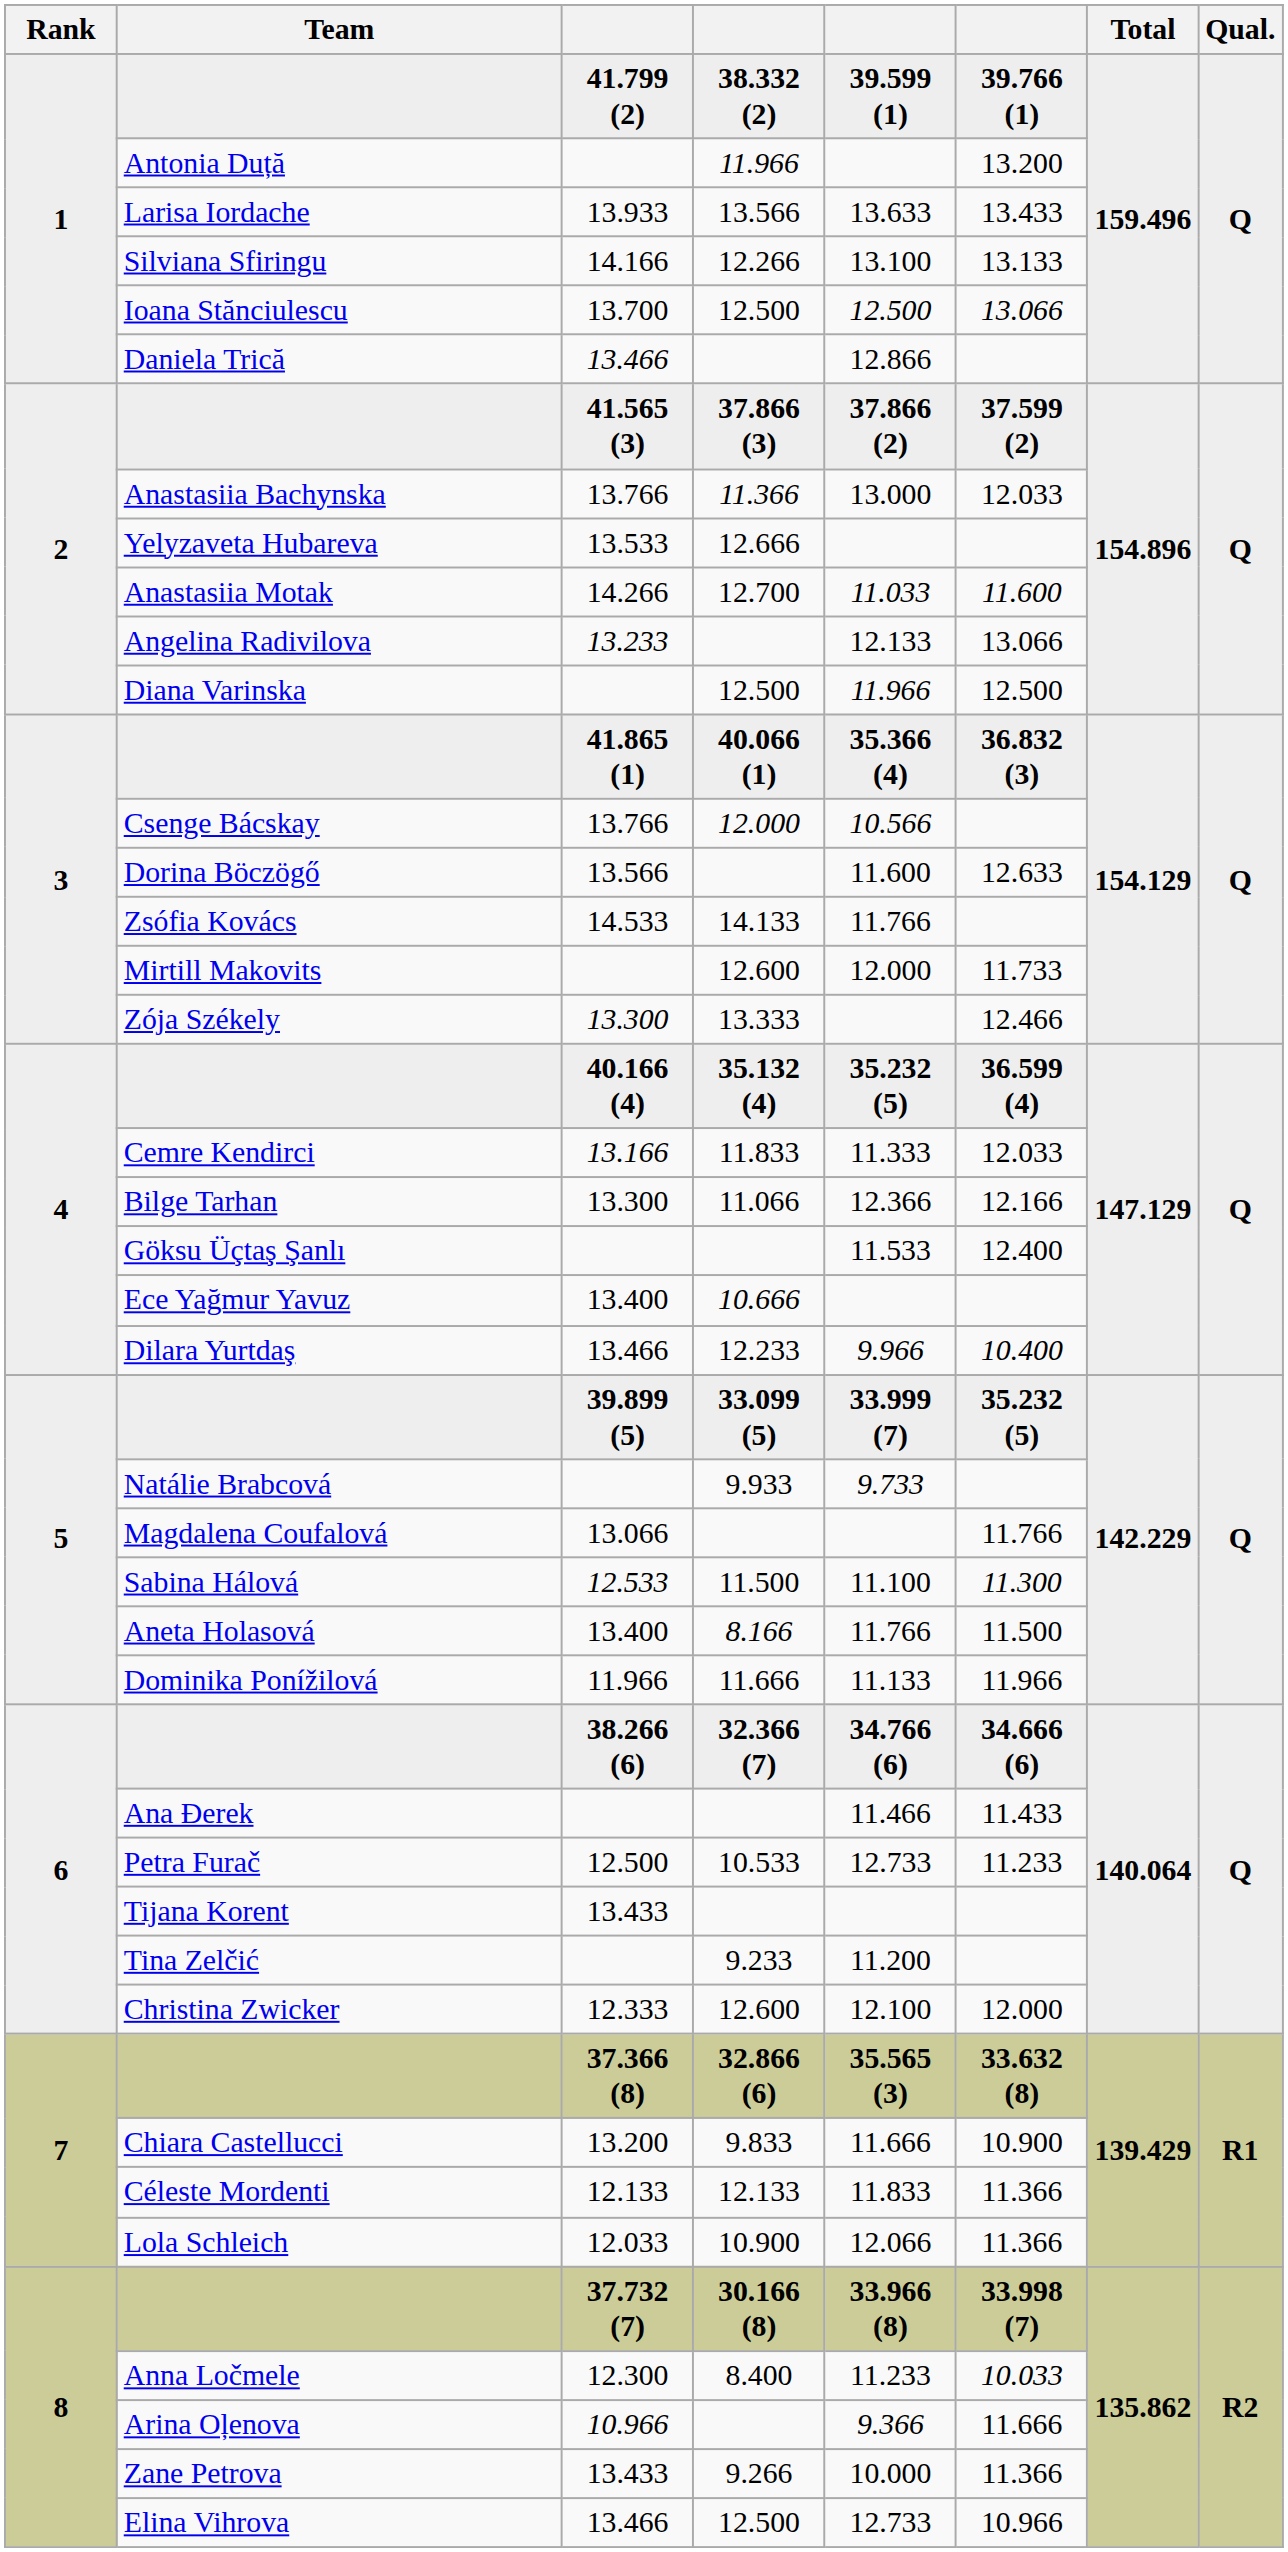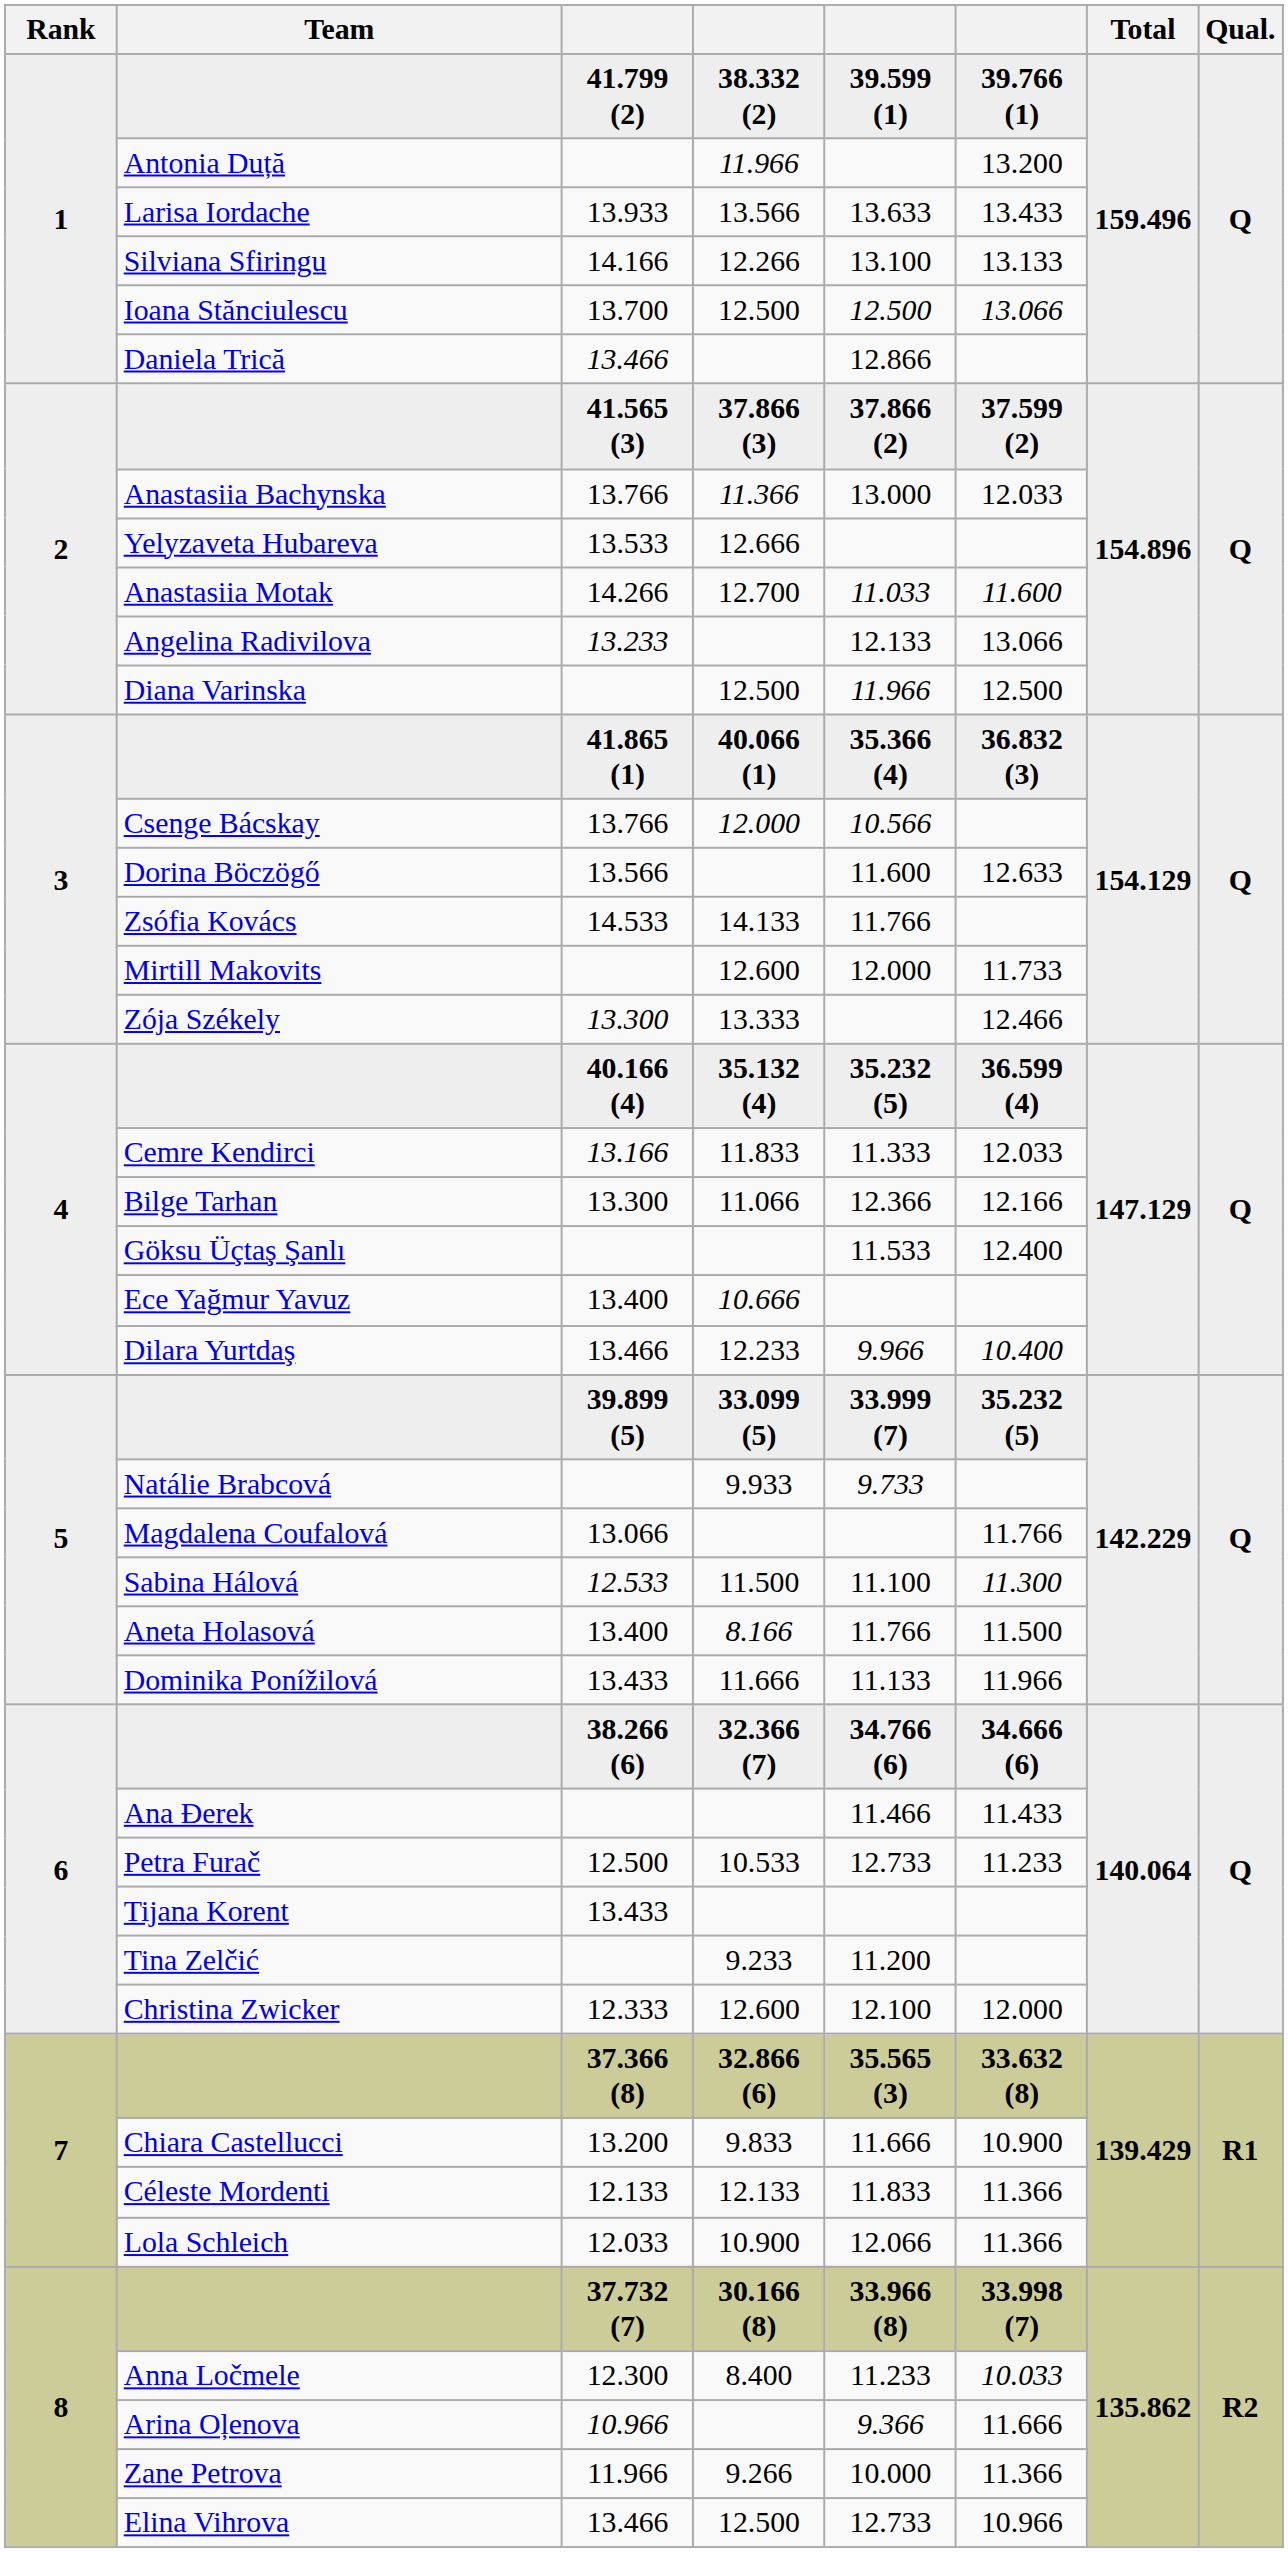(628, 1679) 11.966 -> (628, 1679) 13.433
(628, 2472) 13.433 -> (628, 2472) 11.966
